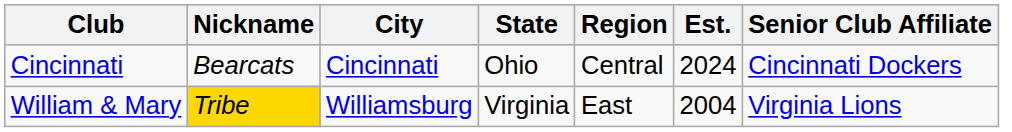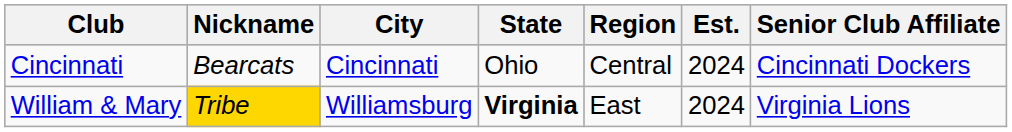(527, 106) normal -> (531, 106) bold
(708, 106) 2004 -> (717, 106) 2024
